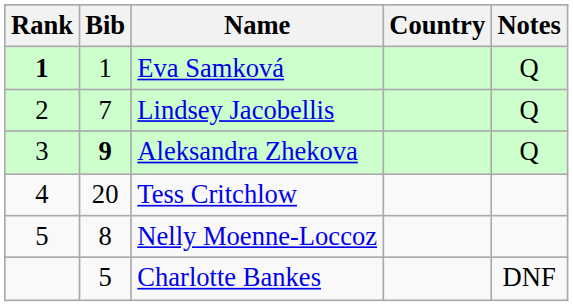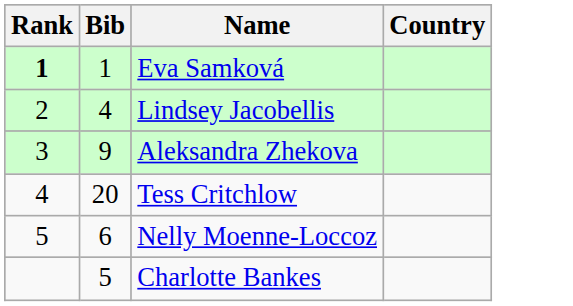- column: (529, 25)
(105, 109) 7 -> (105, 109) 4
(105, 151) bold -> (105, 151) normal
(105, 236) 8 -> (105, 236) 6
